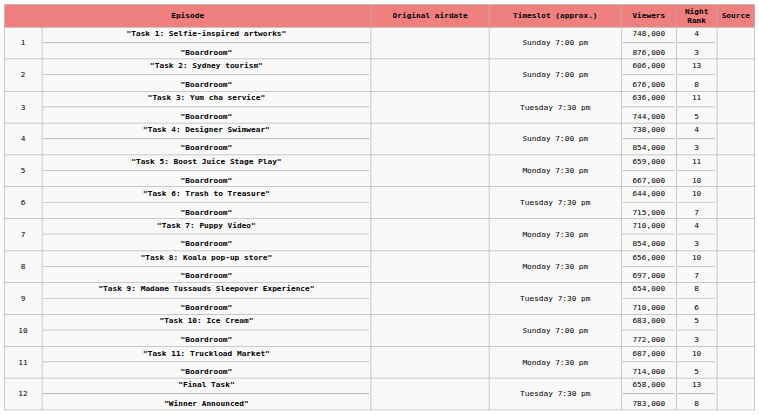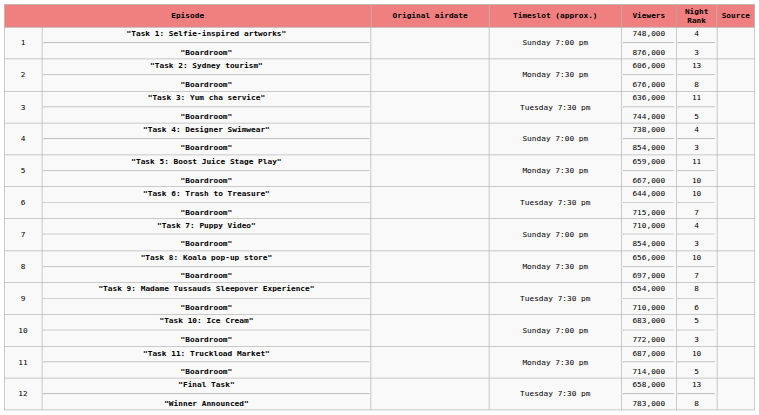(555, 75) Sunday 7:00 pm -> (555, 75) Monday 7:30 pm
(555, 234) Monday 7:30 pm -> (555, 234) Sunday 7:00 pm
